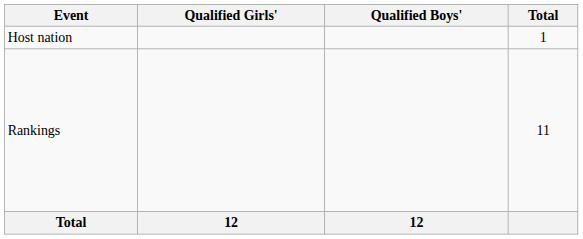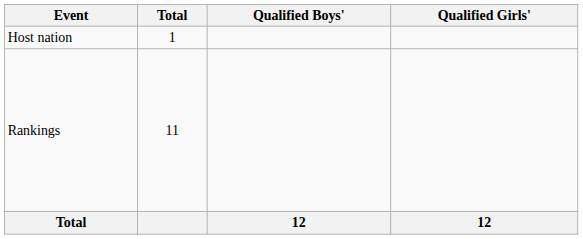columns swapped: (543, 15) <-> (231, 15)
